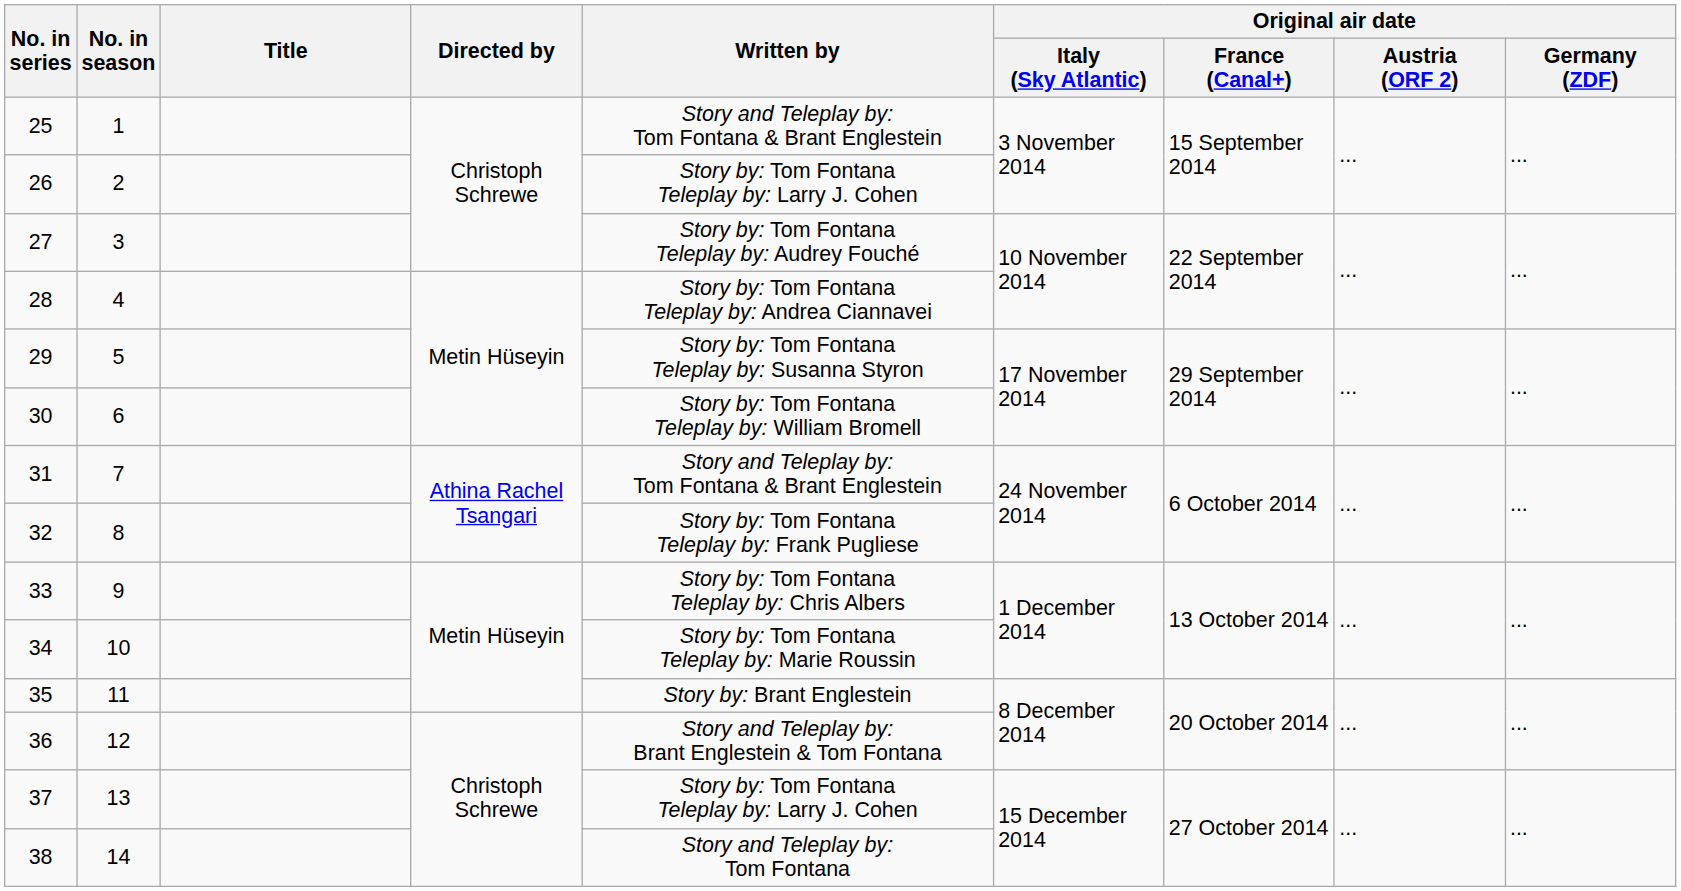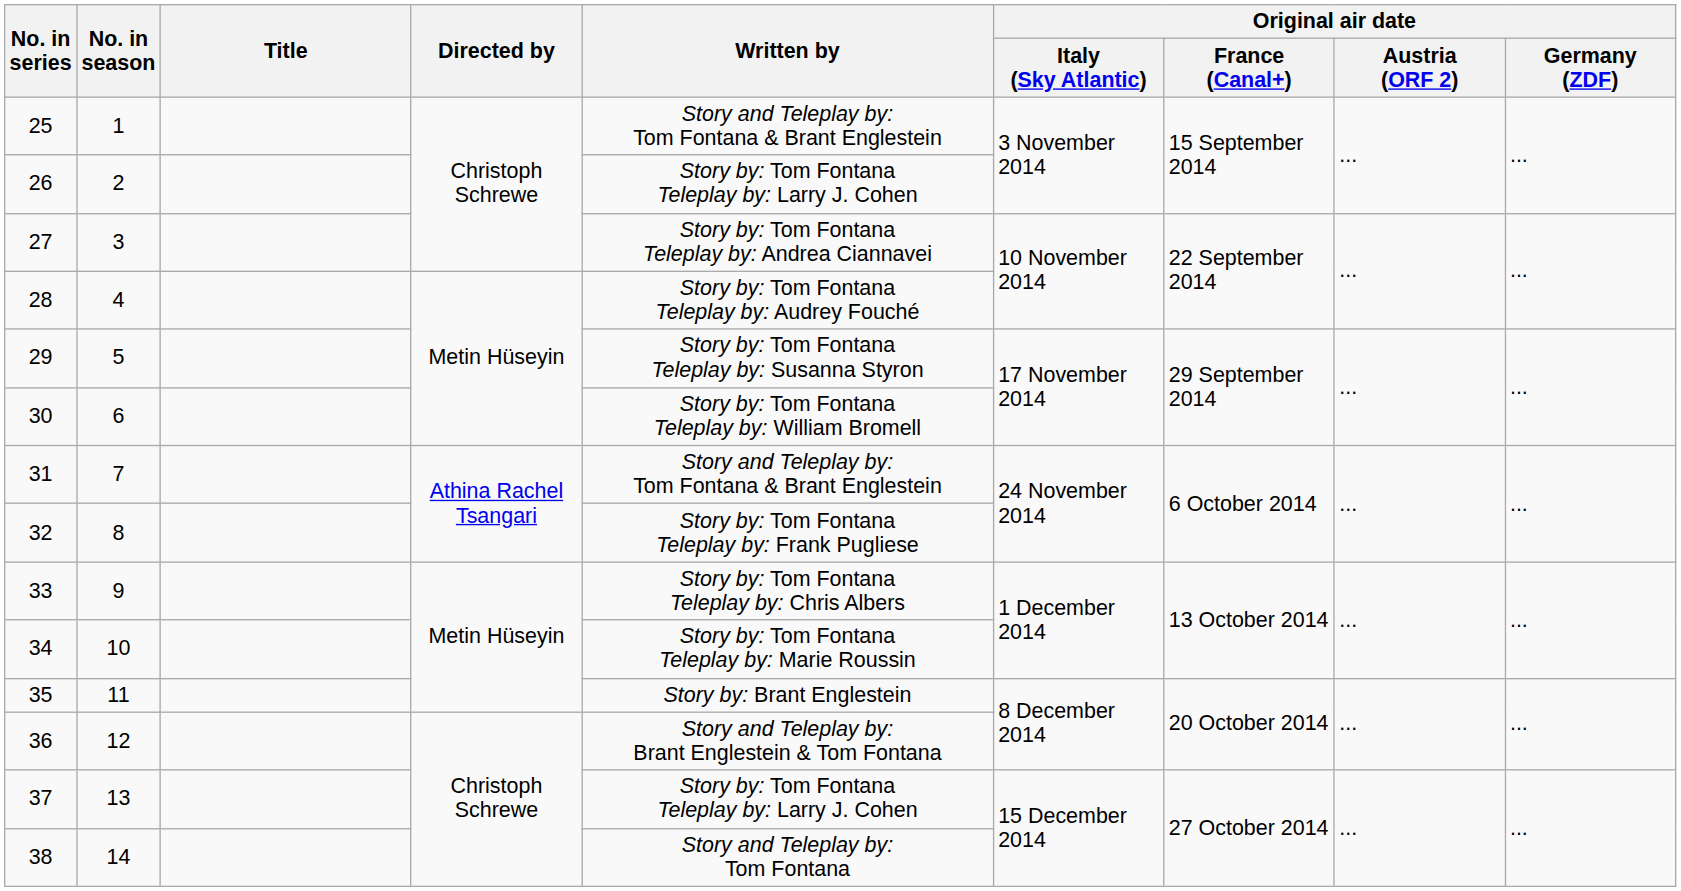(787, 241) Story by: Tom Fontana Teleplay by: Audrey Fouché -> (787, 241) Story by: Tom Fontana Teleplay by: Andrea Ciannavei
(787, 300) Story by: Tom Fontana Teleplay by: Andrea Ciannavei -> (787, 300) Story by: Tom Fontana Teleplay by: Audrey Fouché
